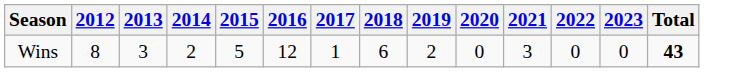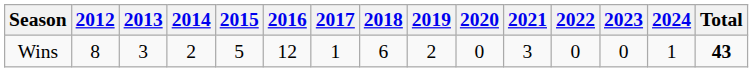+ column: (672, 19)
